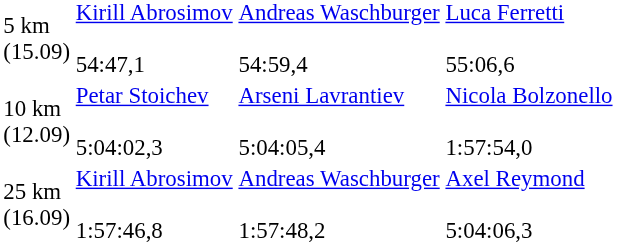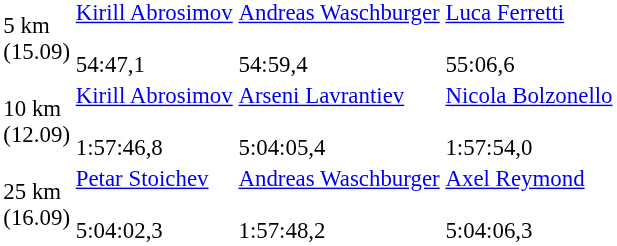(142, 121) Petar Stoichev 5:04:02,3 -> (154, 121) Kirill Abrosimov 1:57:46,8
(154, 204) Kirill Abrosimov 1:57:46,8 -> (142, 204) Petar Stoichev 5:04:02,3
